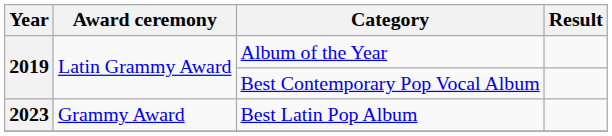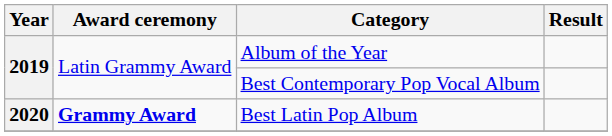(29, 114) 2023 -> (29, 114) 2020
(121, 114) normal -> (127, 114) bold
